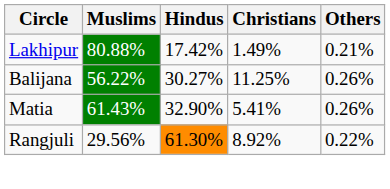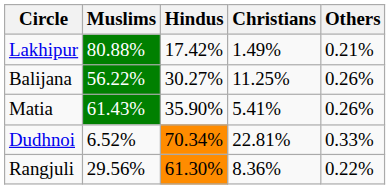(194, 109) 32.90% -> (194, 109) 35.90%
+ row: (42, 139)
(257, 139) 8.92% -> (257, 169) 8.36%
